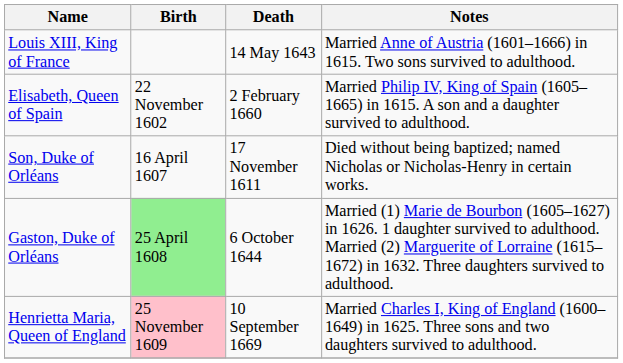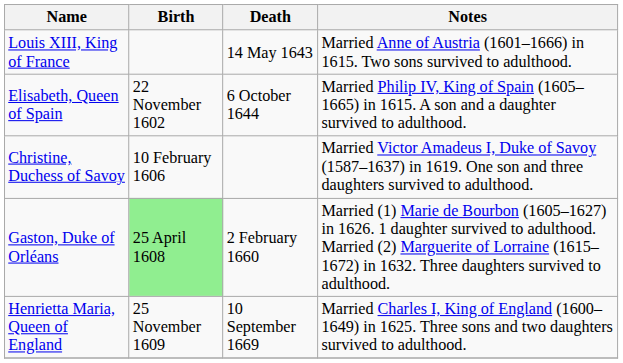(265, 104) 2 February 1660 -> (259, 104) 6 October 1644
+ row: (67, 166)
- row: (51, 166)
(261, 247) 6 October 1644 -> (262, 247) 2 February 1660
(169, 327) pink background -> (167, 327) no background
